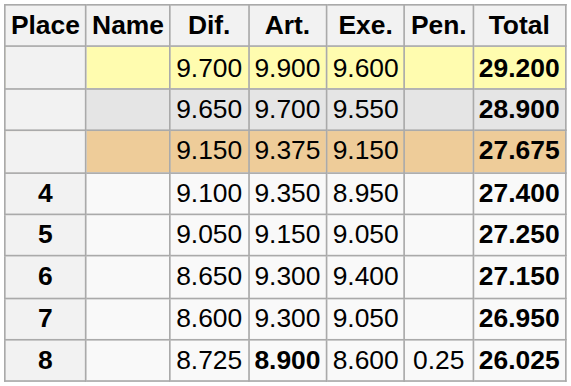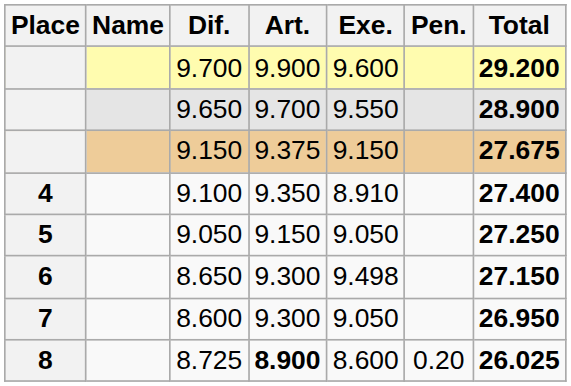(366, 192) 8.950 -> (366, 192) 8.910
(366, 276) 9.400 -> (366, 276) 9.498
(439, 360) 0.25 -> (439, 360) 0.20
